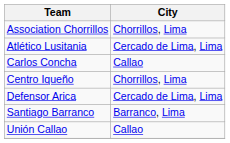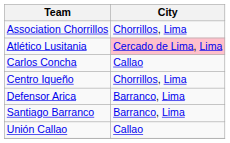(168, 46) no background -> (168, 46) pink background
(168, 96) Cercado de Lima, Lima -> (149, 96) Barranco, Lima
